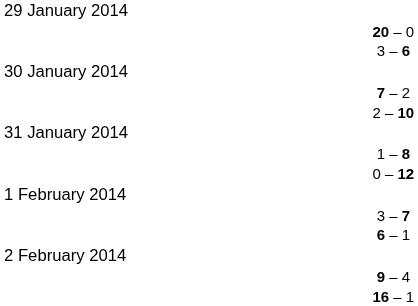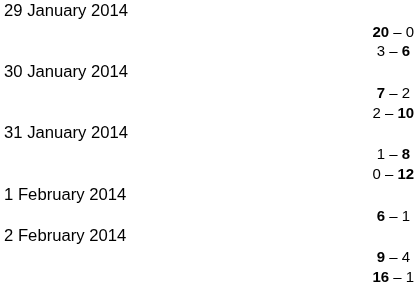- row: (163, 215)
